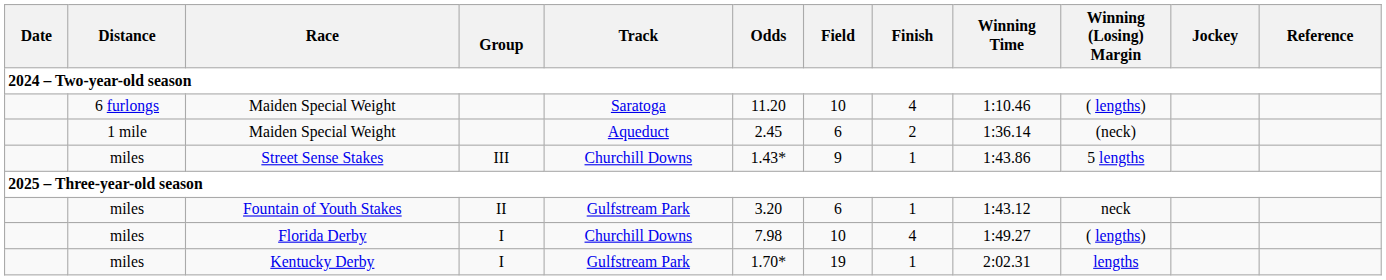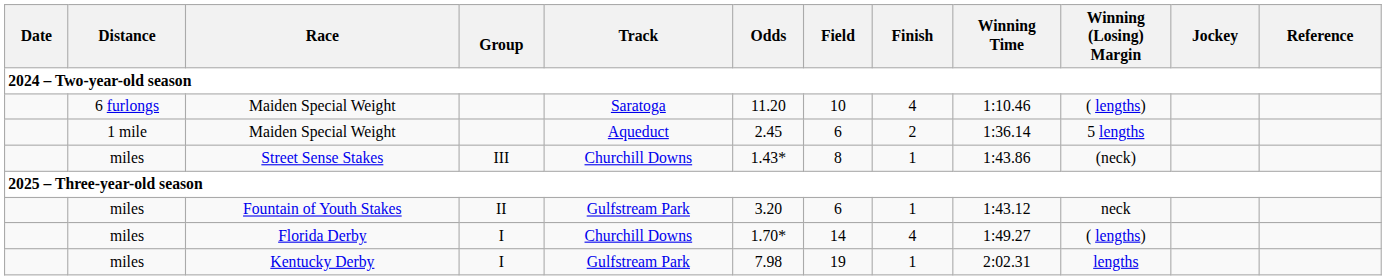(1116, 132) (neck) -> (1116, 132) 5 lengths
(838, 158) 9 -> (838, 158) 8
(1116, 158) 5 lengths -> (1116, 158) (neck)
(768, 236) 7.98 -> (768, 236) 1.70*
(838, 236) 10 -> (838, 236) 14
(768, 261) 1.70* -> (768, 261) 7.98
